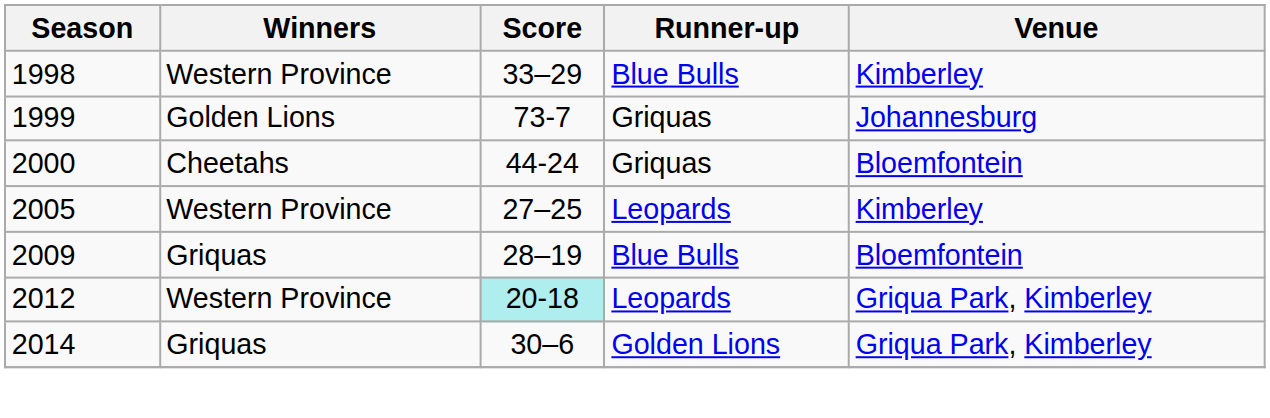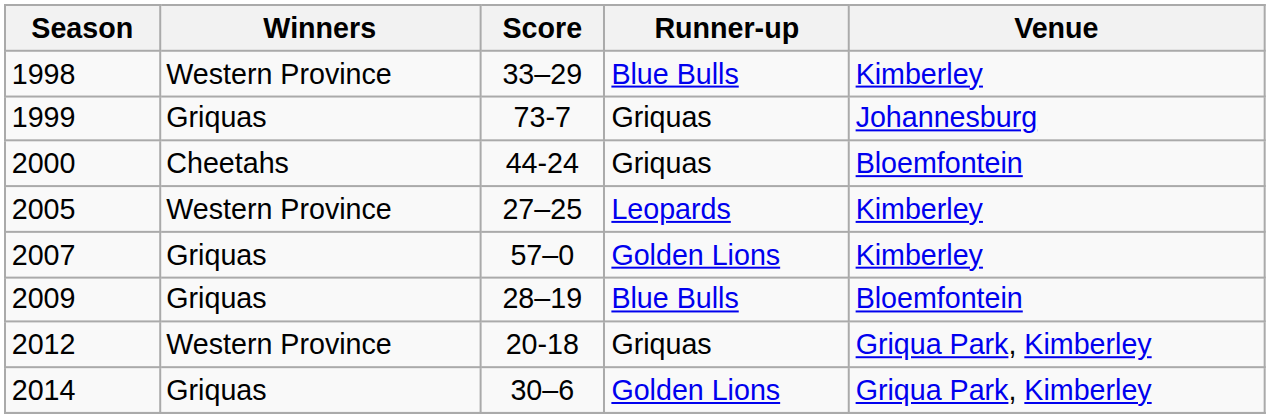(251, 119) Golden Lions -> (216, 119) Griquas
+ row: (44, 254)
(542, 300) paleturquoise background -> (542, 345) no background
(671, 300) Leopards -> (662, 345) Griquas
